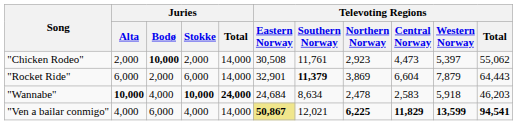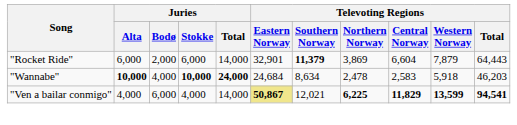- row: (46, 59)
